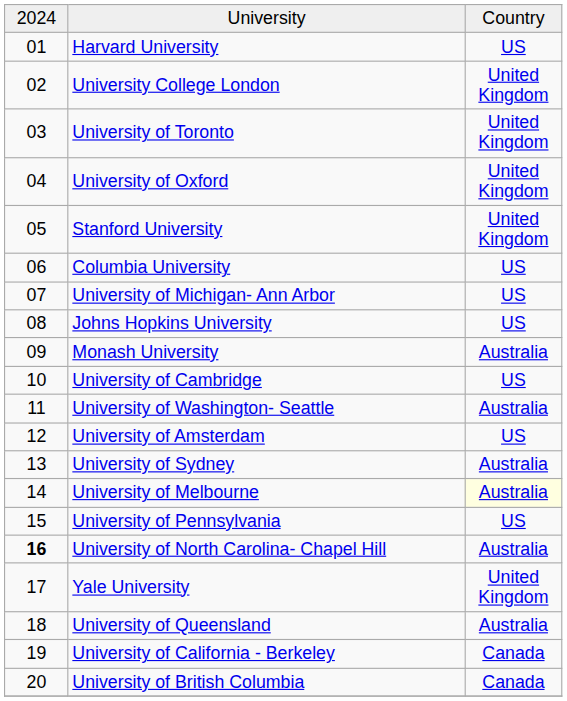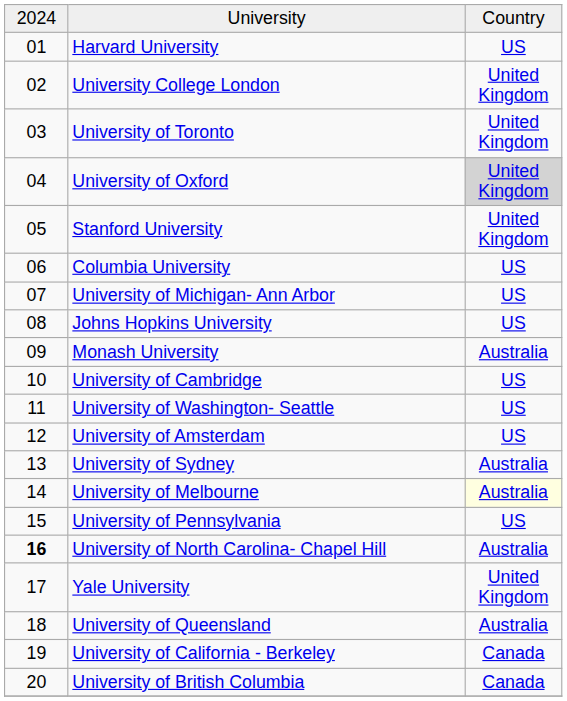(513, 181) no background -> (513, 181) lightgrey background
(513, 408) Australia -> (513, 408) US
